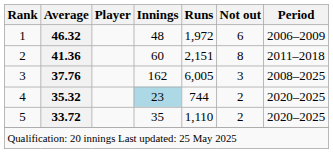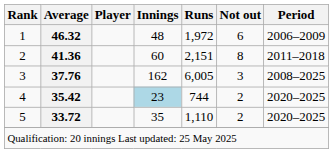(66, 96) 35.32 -> (66, 96) 35.42
